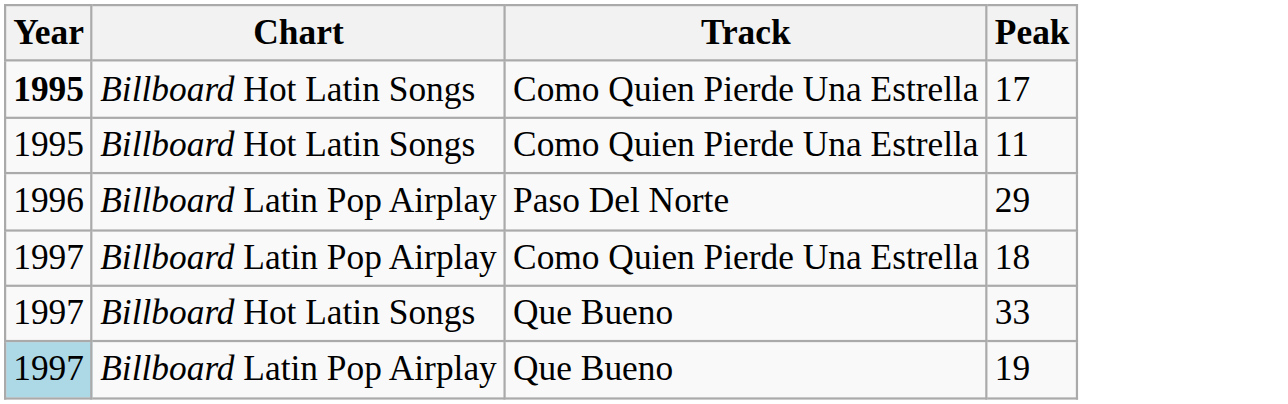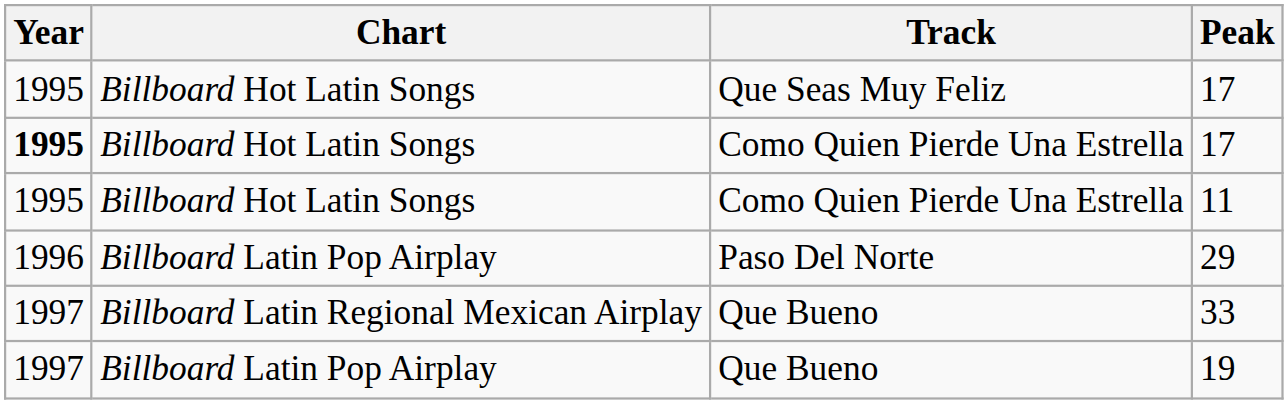+ row: (862, 88)
- row: (746, 256)
(288, 312) Billboard Hot Latin Songs -> (401, 312) Billboard Latin Regional Mexican Airplay
(49, 369) lightblue background -> (49, 369) no background
